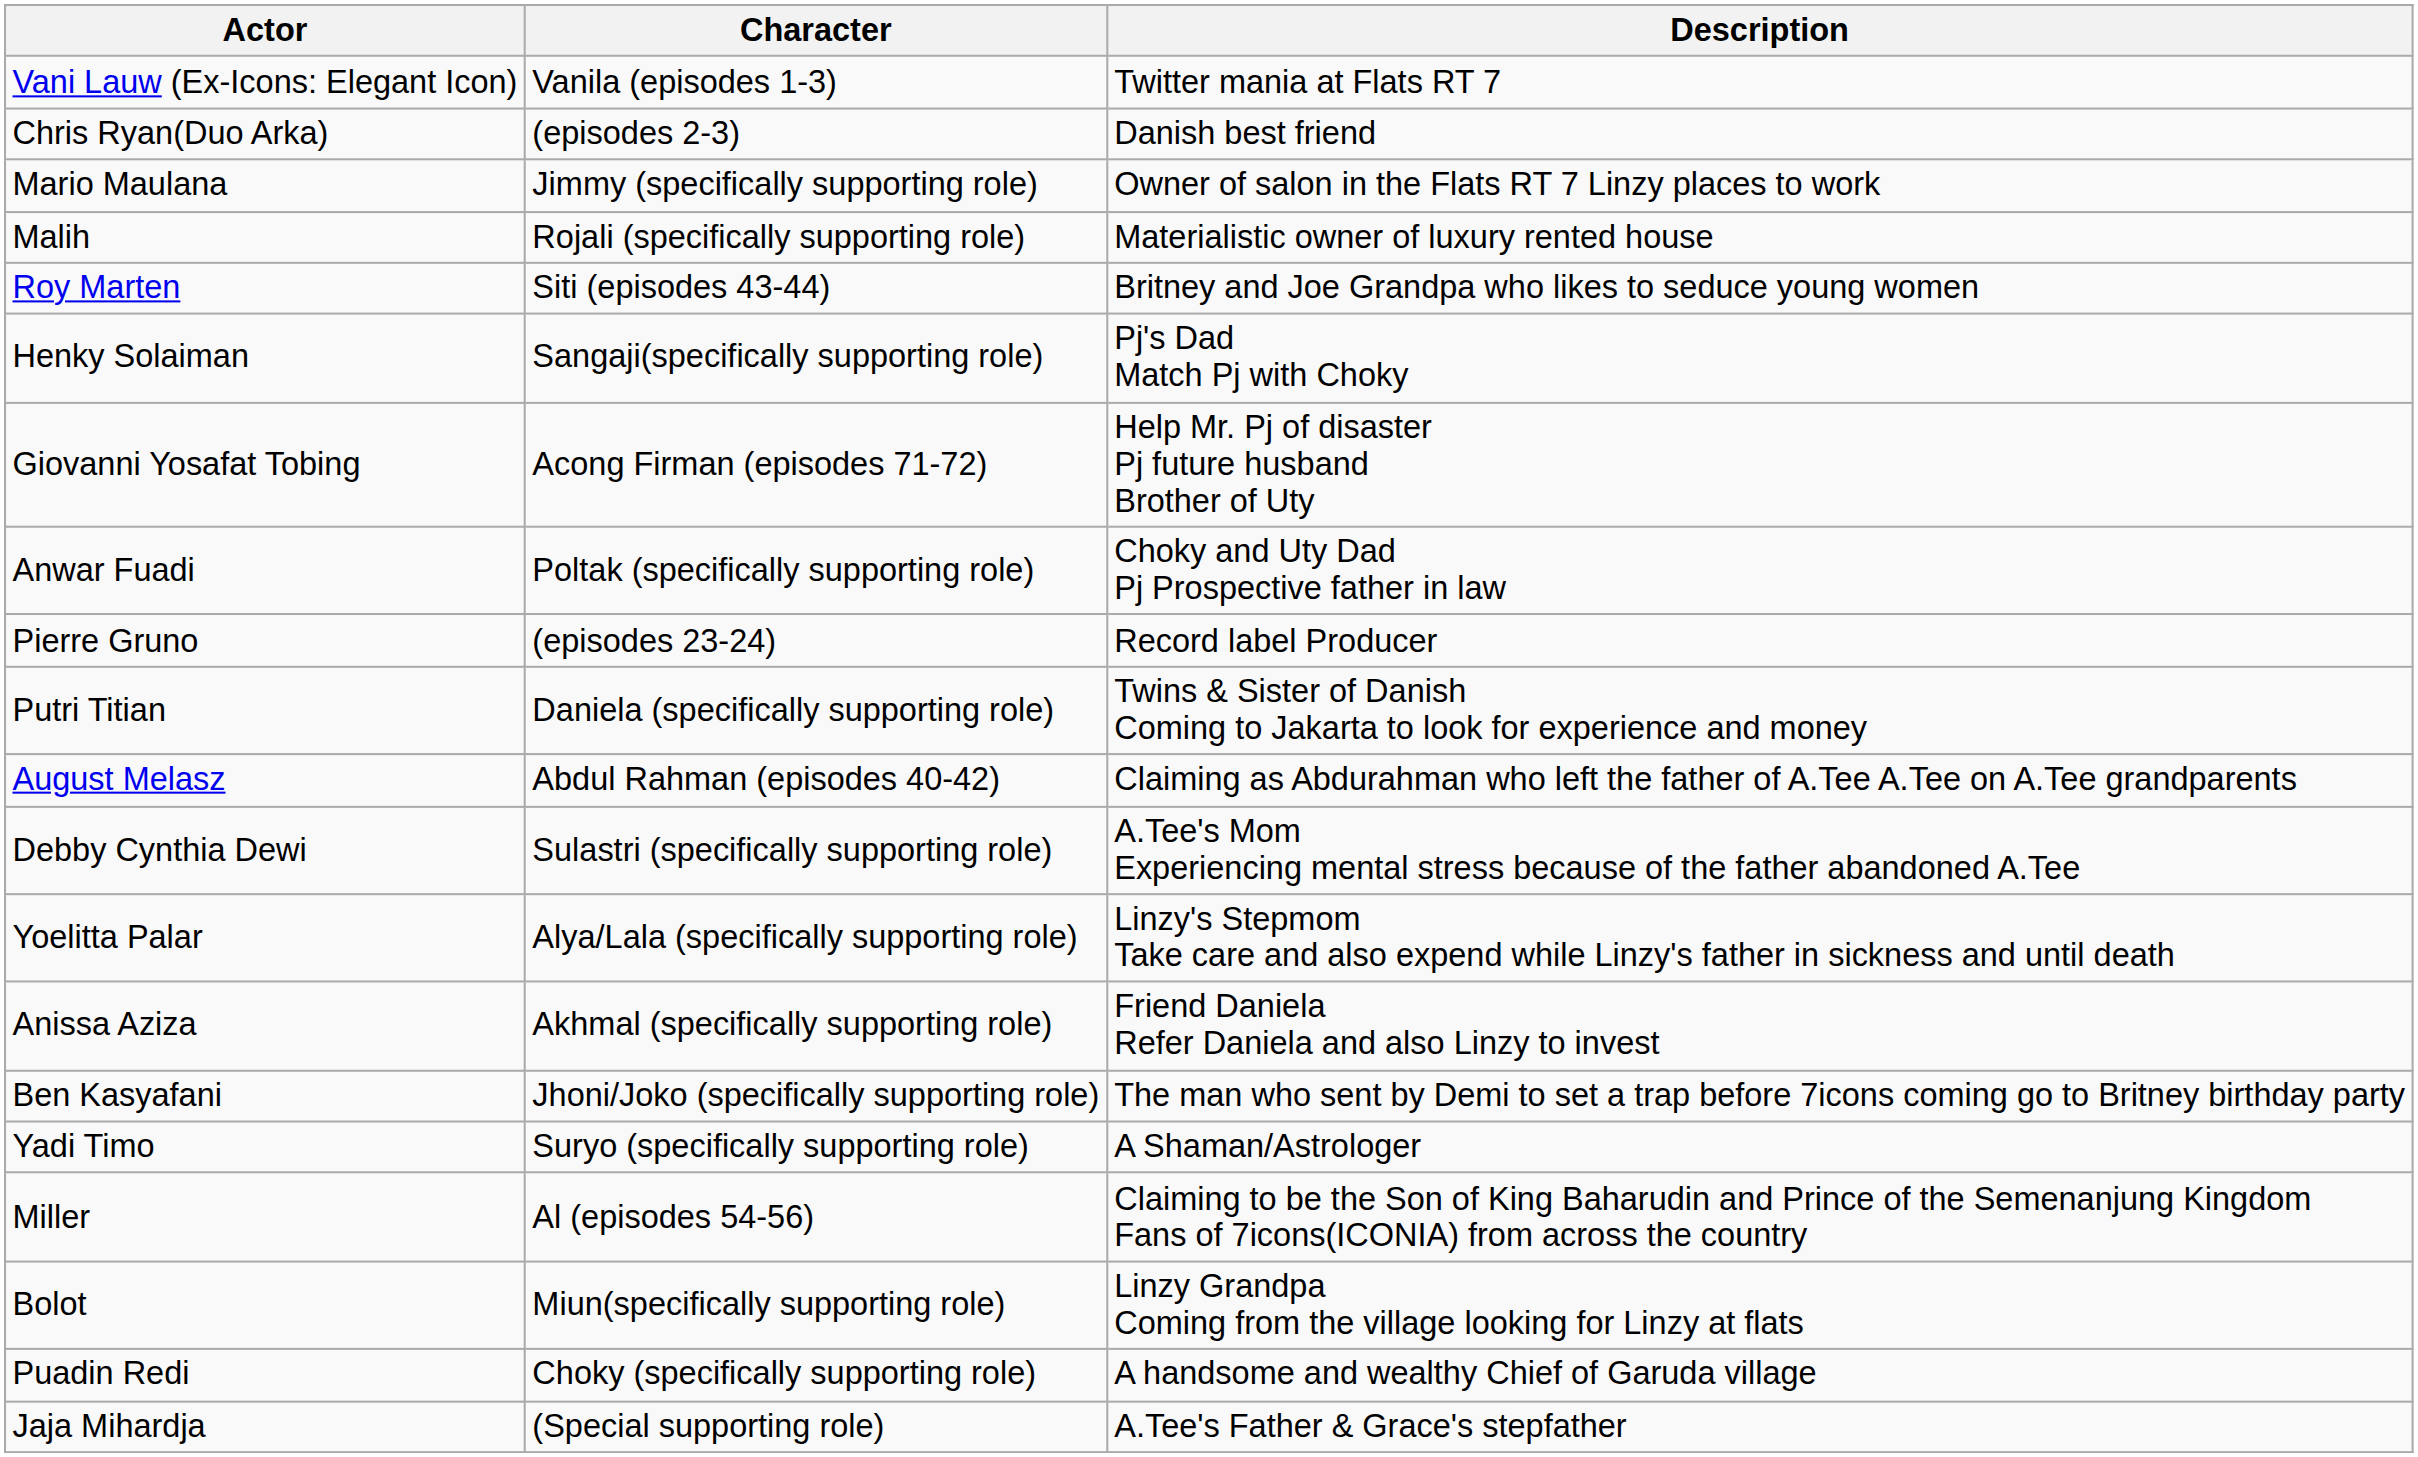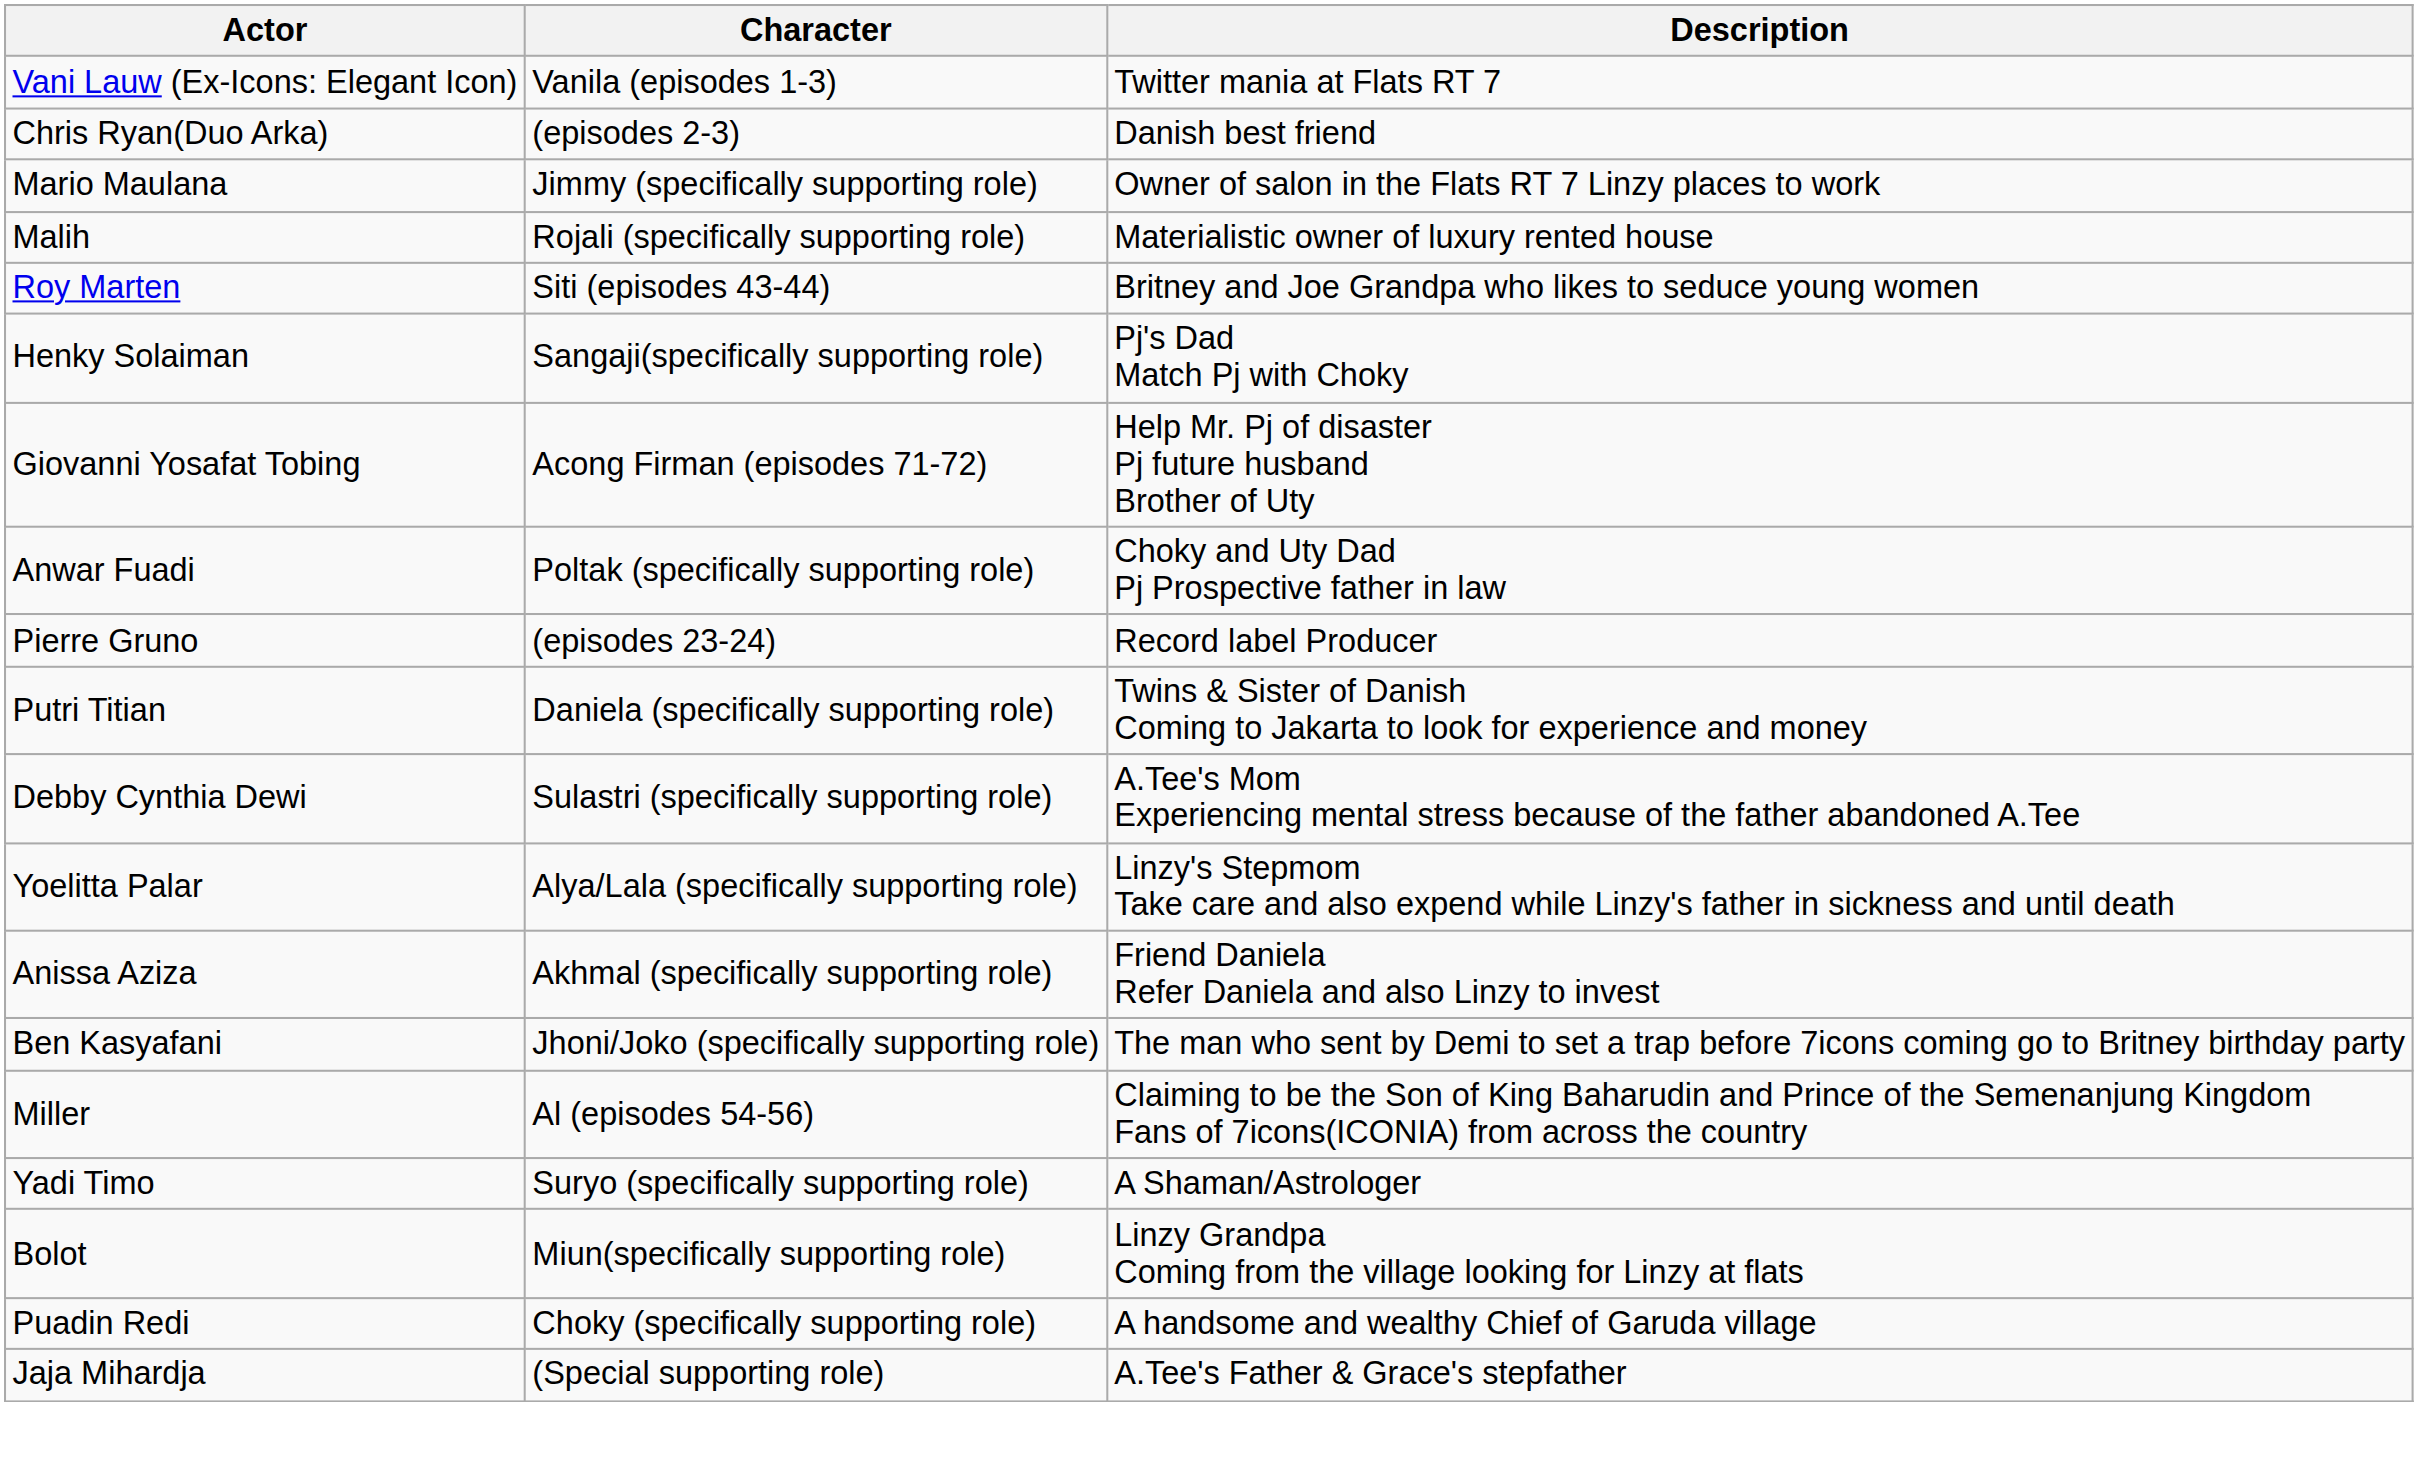- row: (119, 779)
rows swapped: (51, 1216) <-> (84, 1146)
